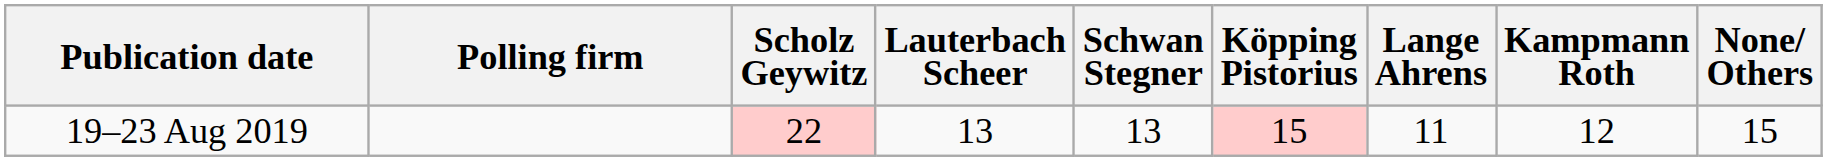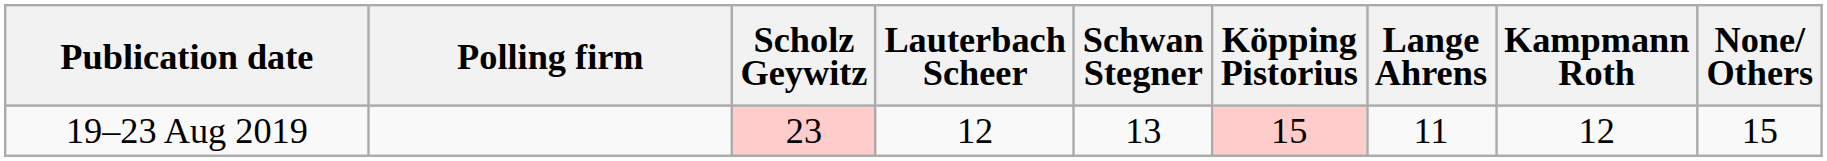(804, 130) 22 -> (804, 130) 23
(975, 130) 13 -> (975, 130) 12
